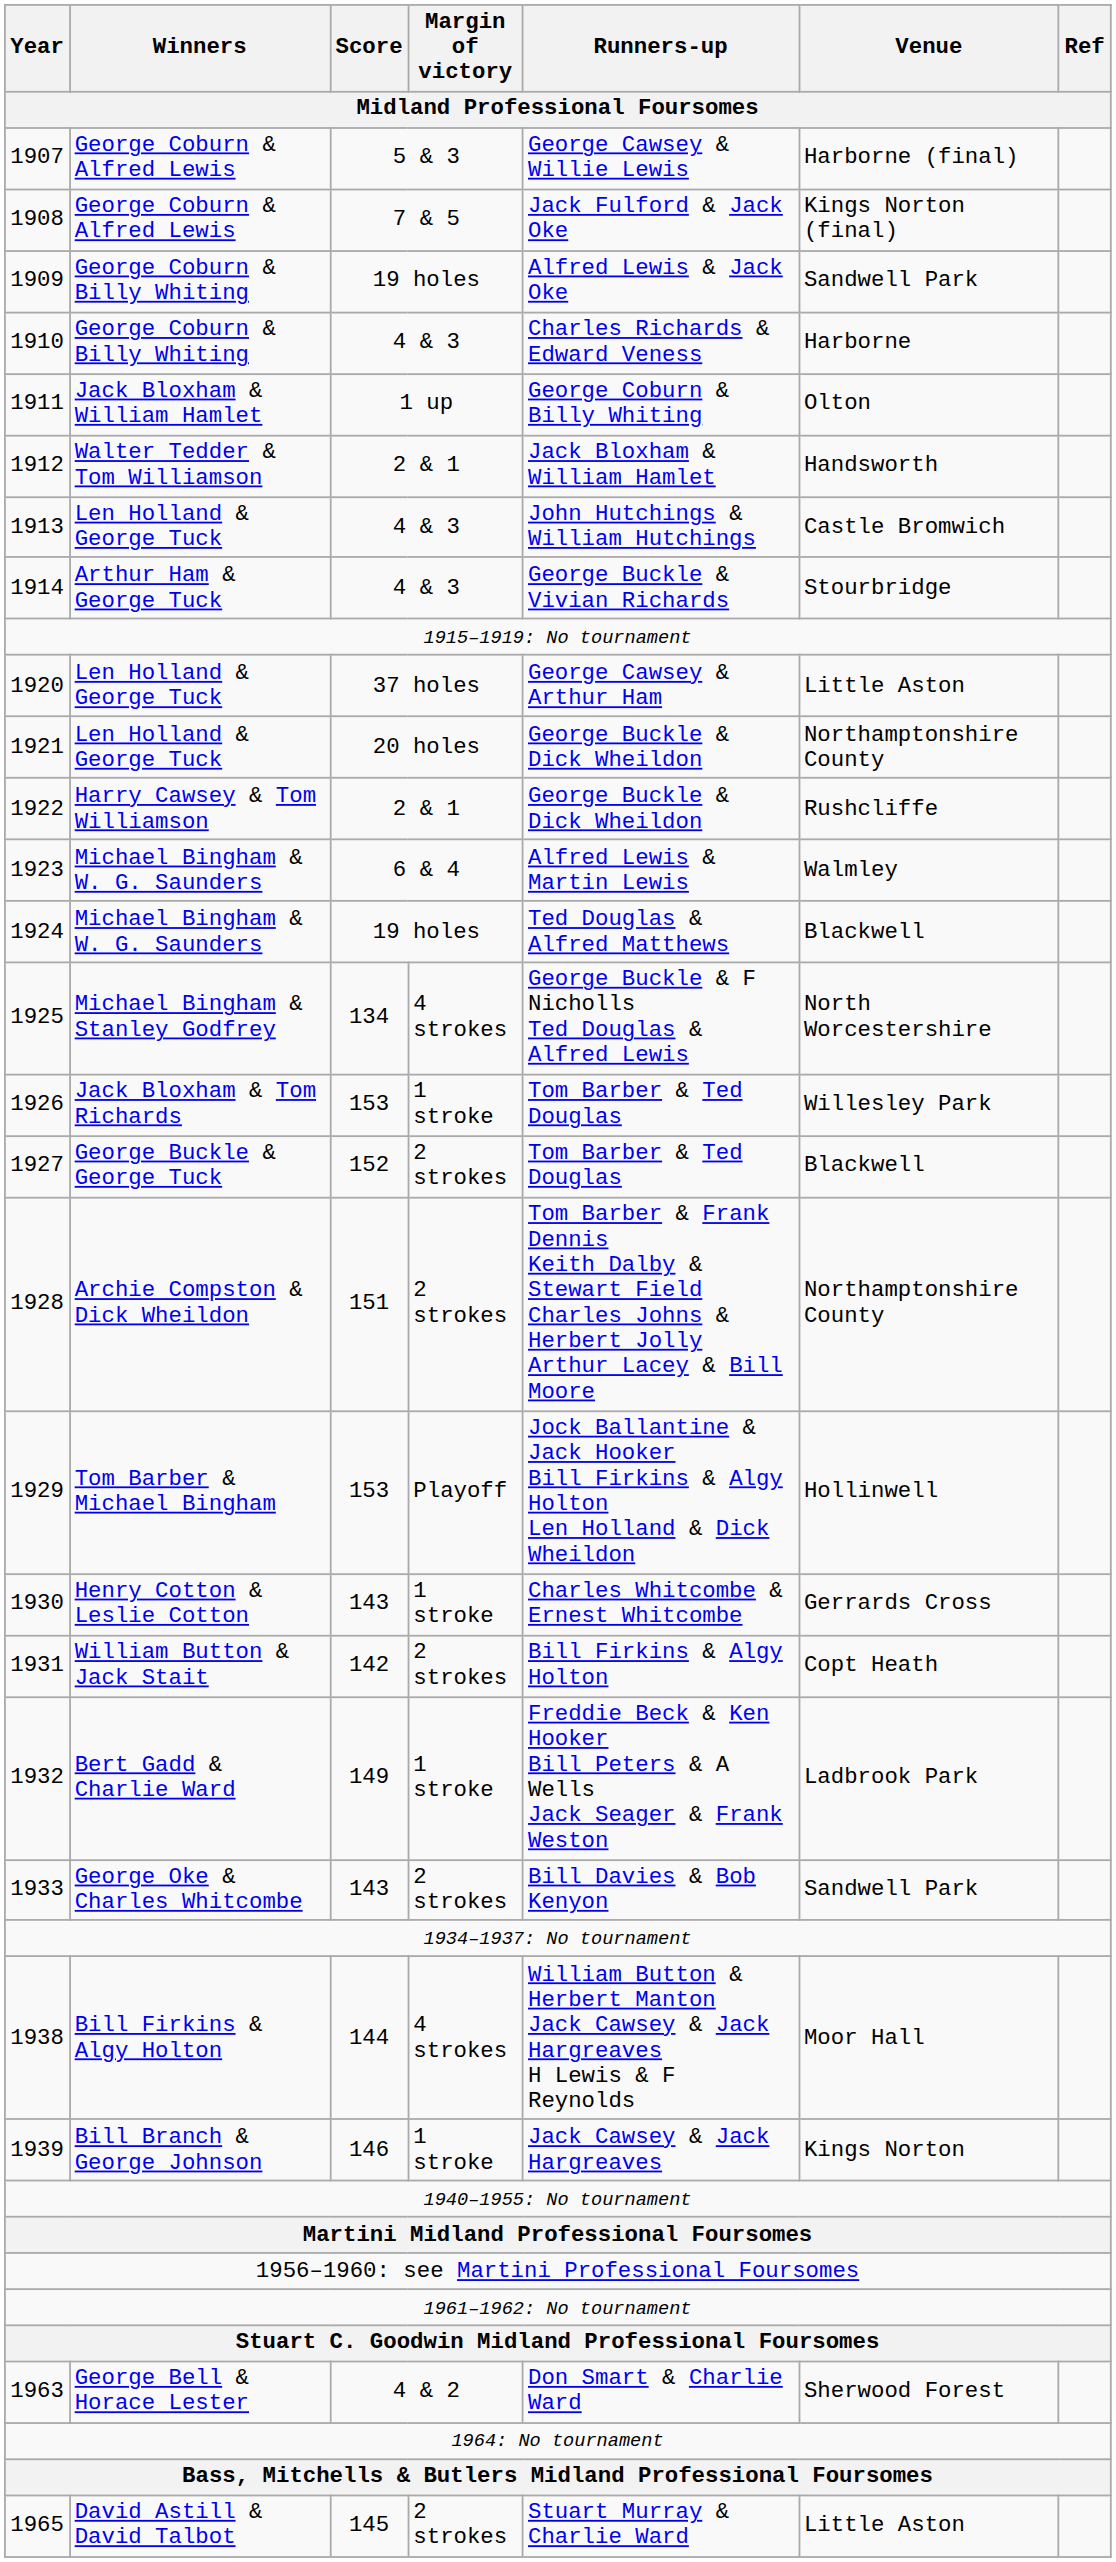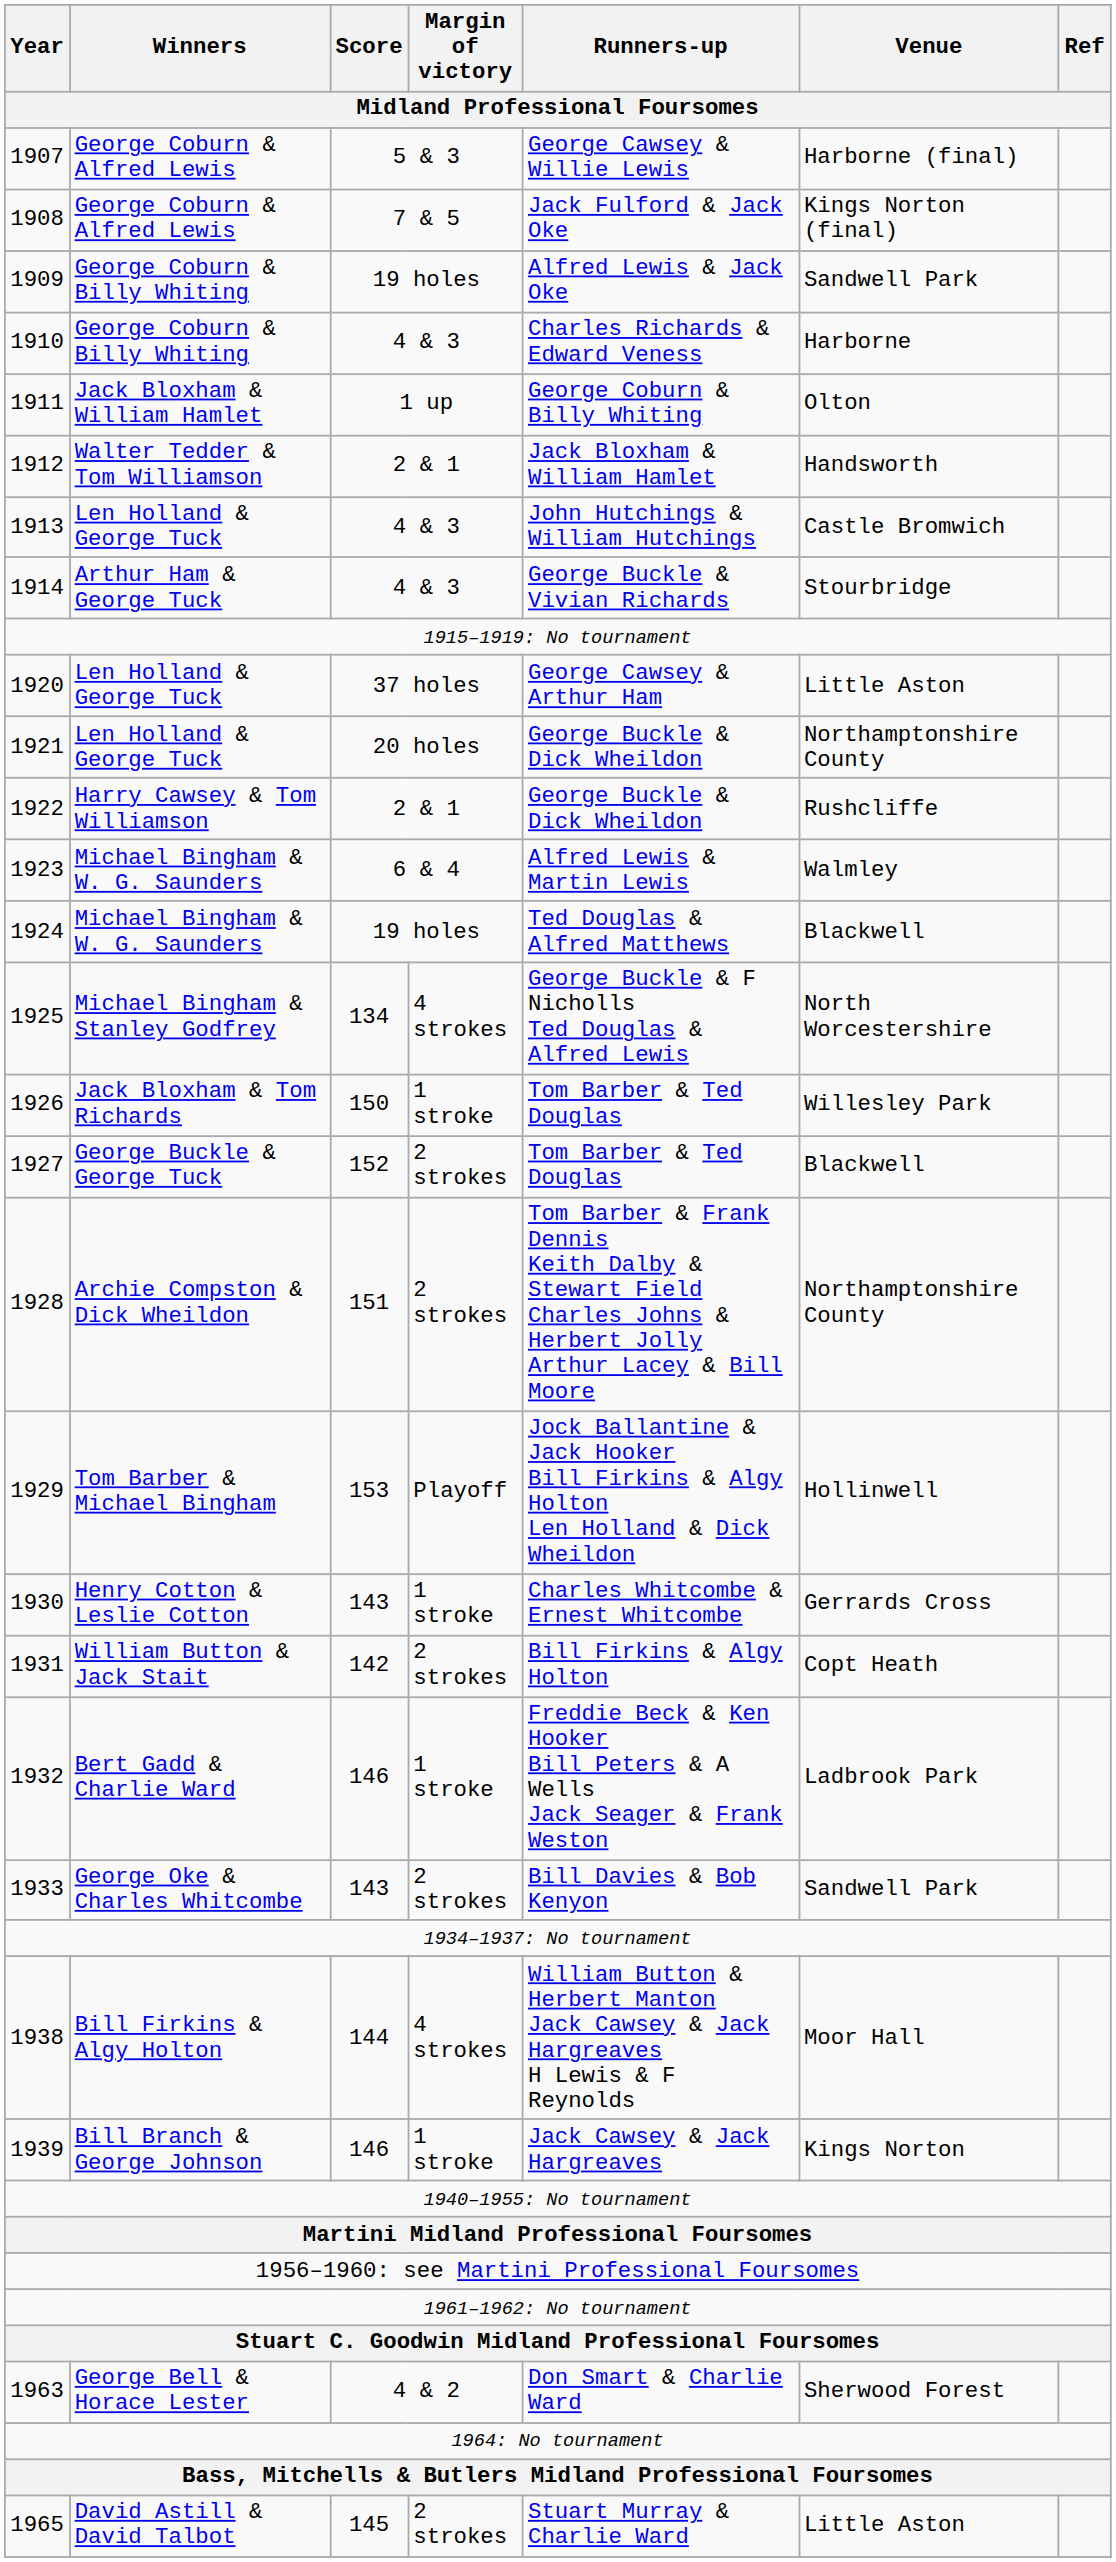(369, 1106) 153 -> (369, 1106) 150
(369, 1778) 149 -> (369, 1778) 146
